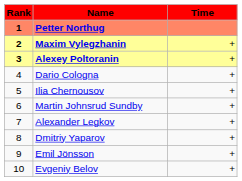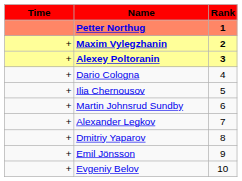columns swapped: (19, 12) <-> (202, 12)
